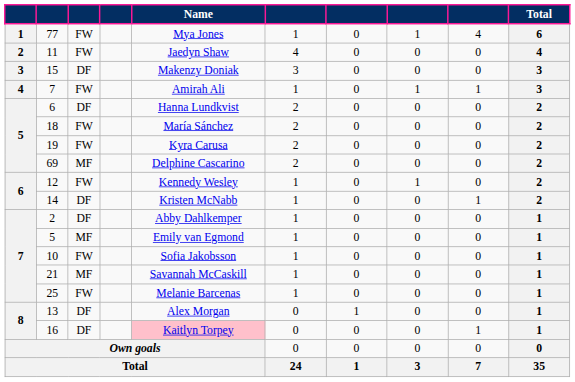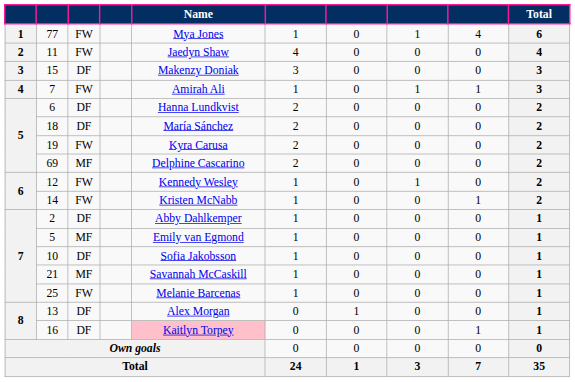(84, 126) FW -> (84, 126) DF
(84, 200) DF -> (84, 200) FW
(84, 256) FW -> (84, 256) DF
